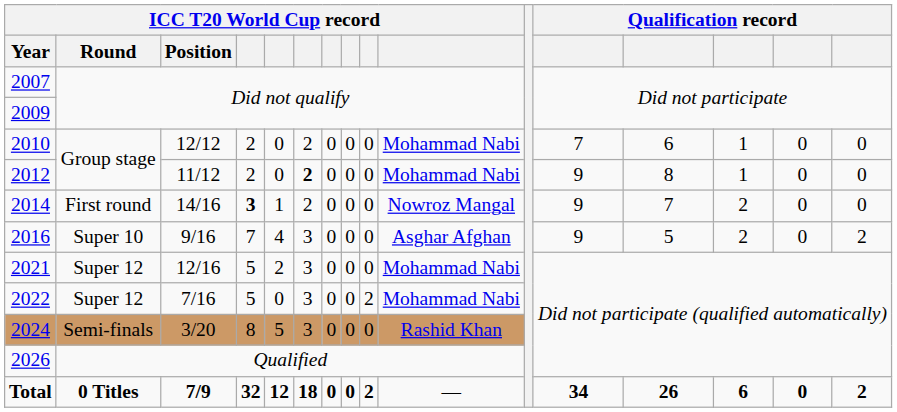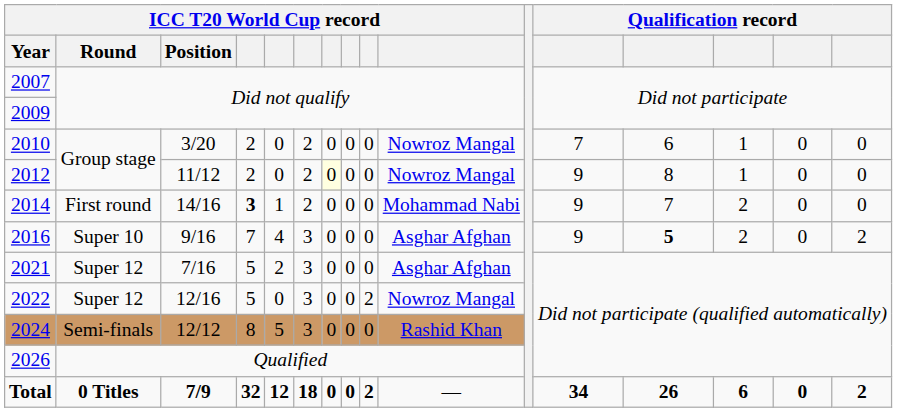(198, 143) 12/12 -> (198, 143) 3/20
(451, 143) Mohammad Nabi -> (451, 143) Nowroz Mangal
(308, 174) bold -> (308, 174) normal
(331, 174) no background -> (331, 174) lightyellow background
(451, 174) Mohammad Nabi -> (451, 174) Nowroz Mangal
(451, 205) Nowroz Mangal -> (451, 205) Mohammad Nabi
(669, 236) normal -> (669, 236) bold
(198, 267) 12/16 -> (198, 267) 7/16
(451, 267) Mohammad Nabi -> (451, 267) Asghar Afghan
(198, 298) 7/16 -> (198, 298) 12/16
(451, 298) Mohammad Nabi -> (451, 298) Nowroz Mangal
(198, 329) 3/20 -> (198, 329) 12/12
